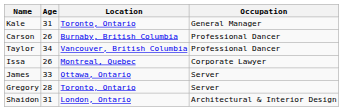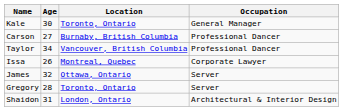(47, 23) 31 -> (47, 23) 30
(47, 36) 26 -> (47, 36) 27
(47, 74) 33 -> (47, 74) 32
